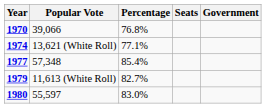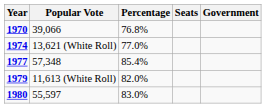(135, 45) 77.1% -> (135, 45) 77.0%
(135, 78) 82.7% -> (135, 78) 82.0%
